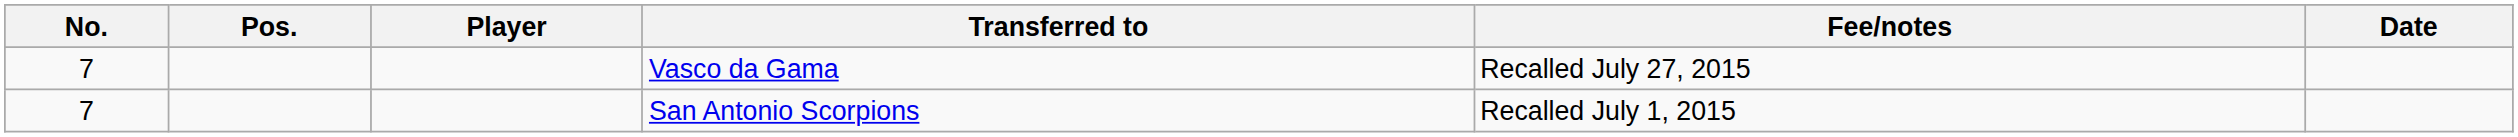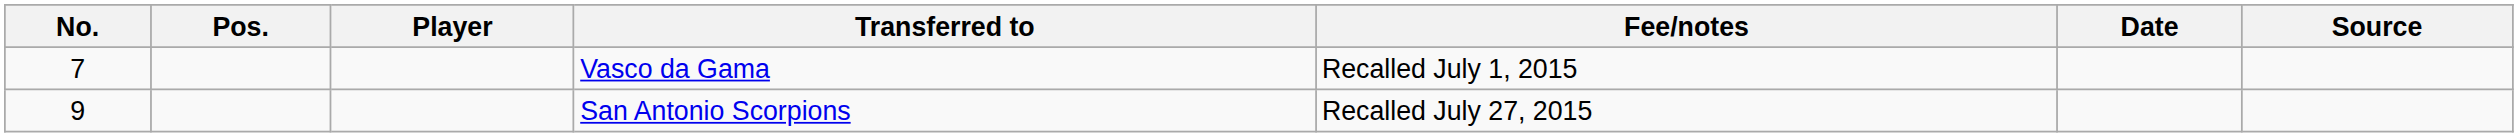+ column: (2377, 26)
(1615, 69) Recalled July 27, 2015 -> (1450, 69) Recalled July 1, 2015
(86, 111) 7 -> (78, 111) 9
(1608, 111) Recalled July 1, 2015 -> (1457, 111) Recalled July 27, 2015
